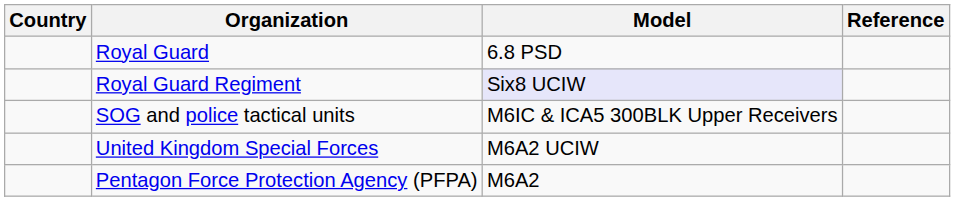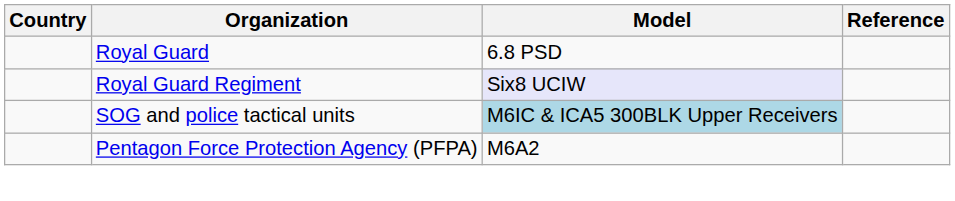(662, 116) no background -> (662, 116) lightblue background
- row: (237, 148)
